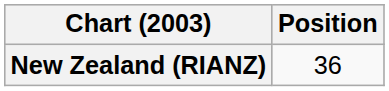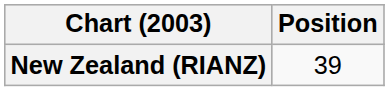(328, 64) 36 -> (328, 64) 39
